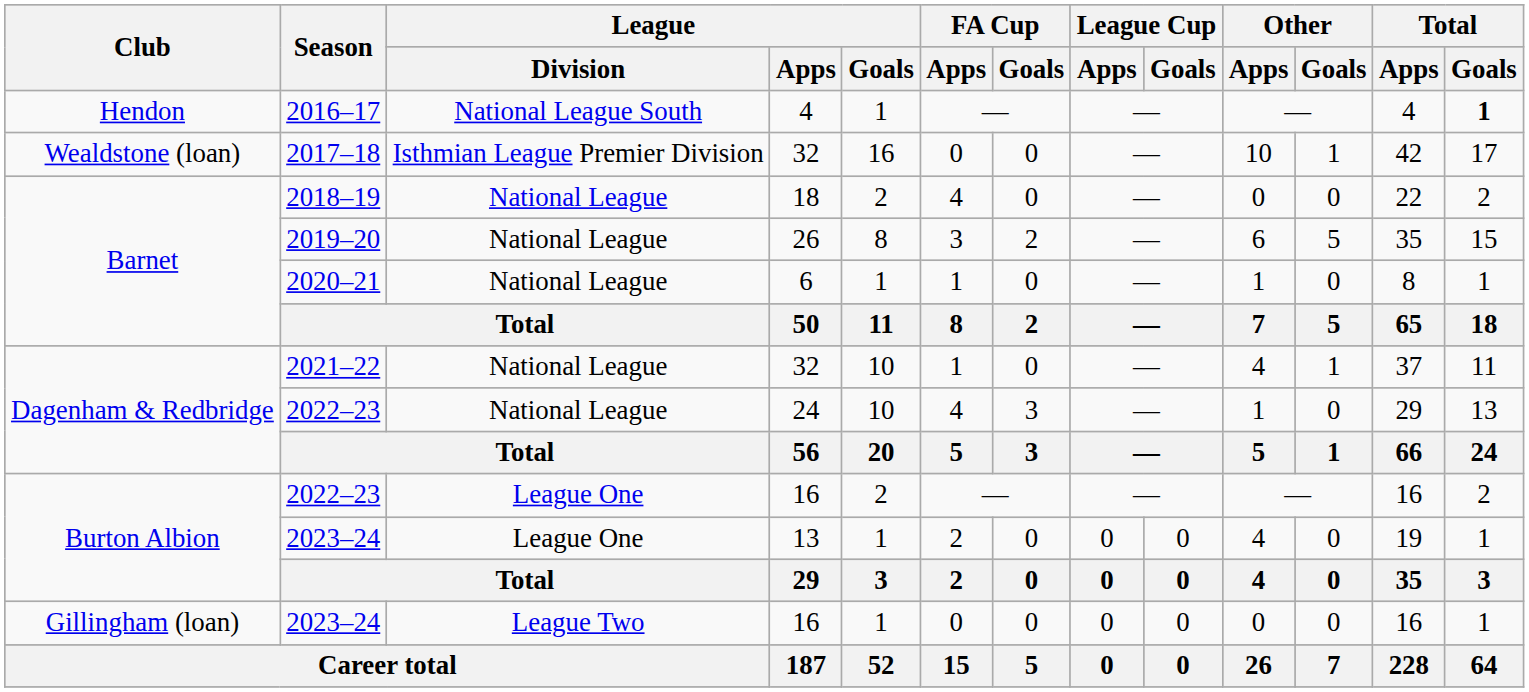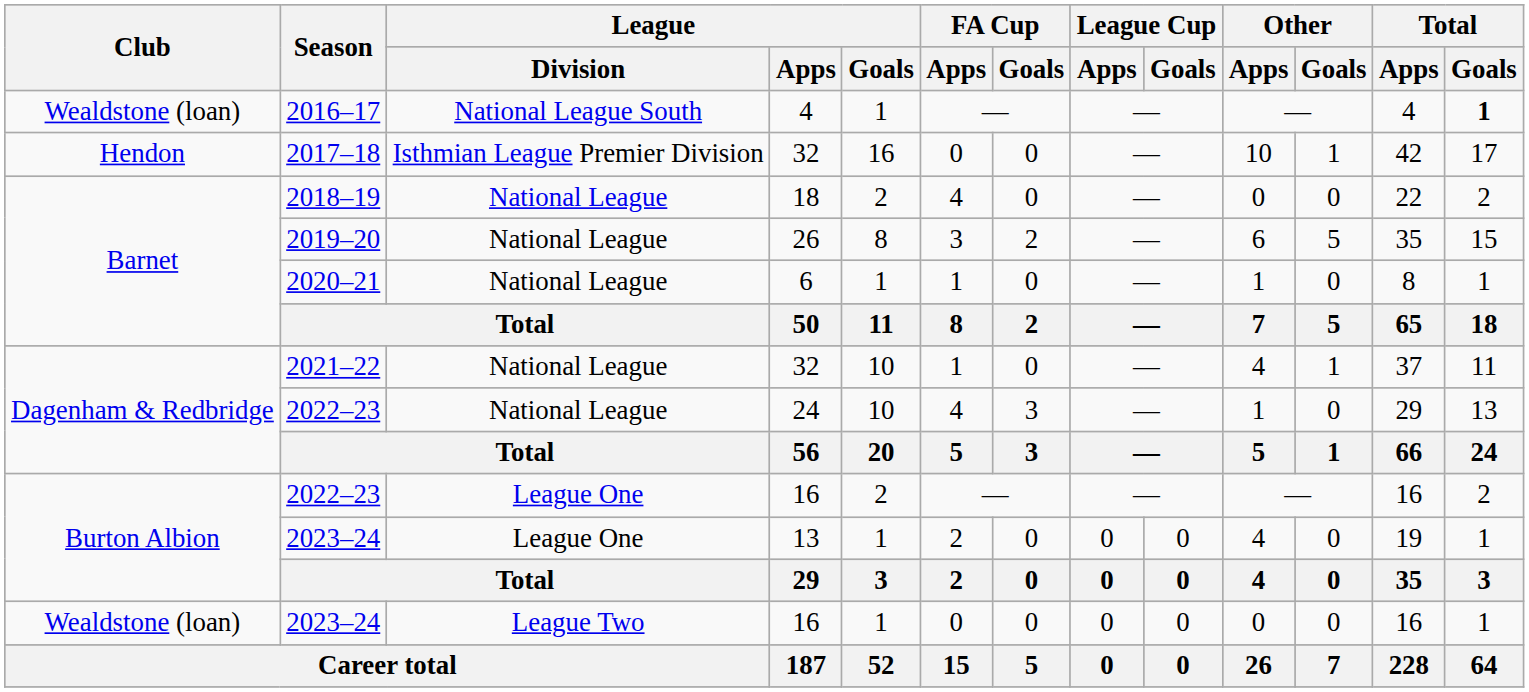(142, 111) Hendon -> (142, 111) Wealdstone (loan)
(142, 153) Wealdstone (loan) -> (142, 153) Hendon
(142, 622) Gillingham (loan) -> (142, 622) Wealdstone (loan)
